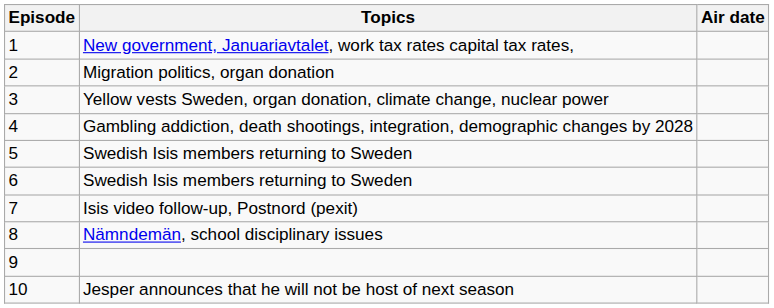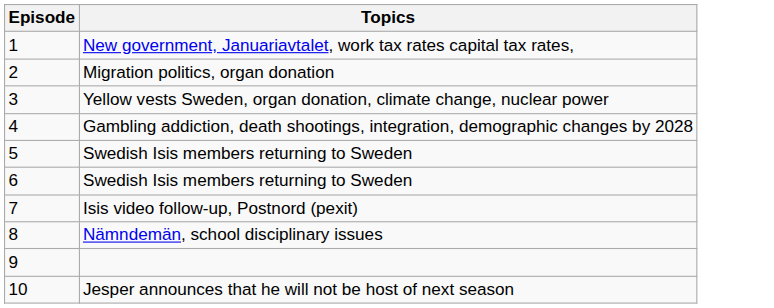- column: (733, 18)
